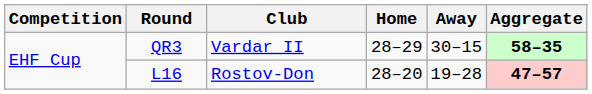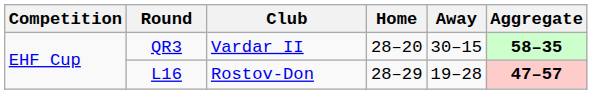(397, 47) 28–29 -> (397, 47) 28–20
(397, 75) 28–20 -> (397, 75) 28–29
